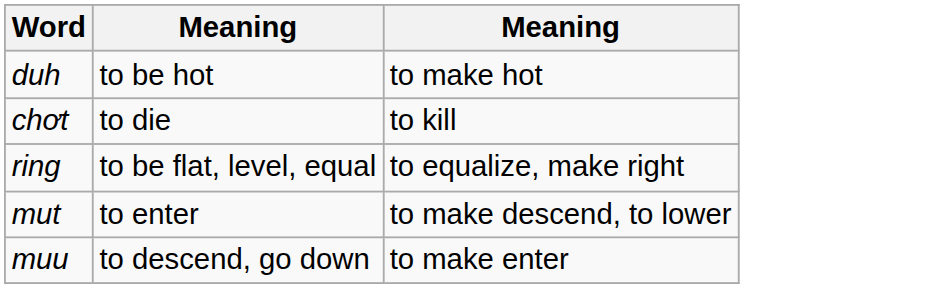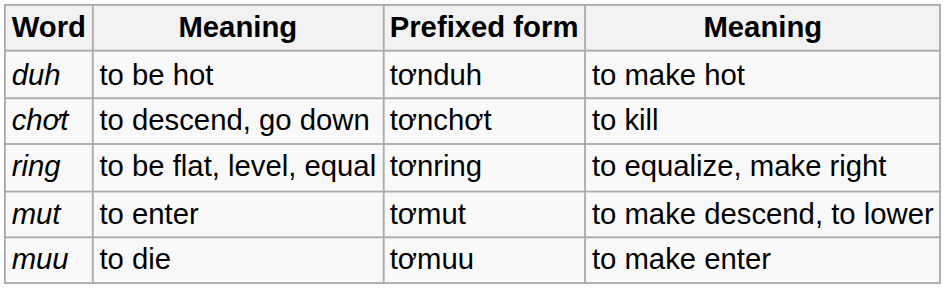+ column: (484, 27)
(135, 120) to die -> (235, 120) to descend, go down
(235, 259) to descend, go down -> (135, 259) to die
